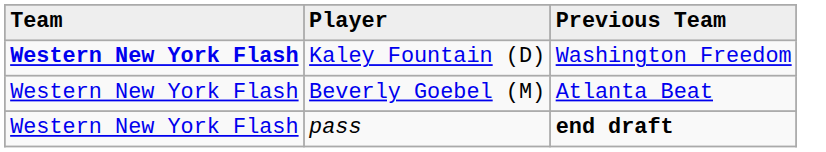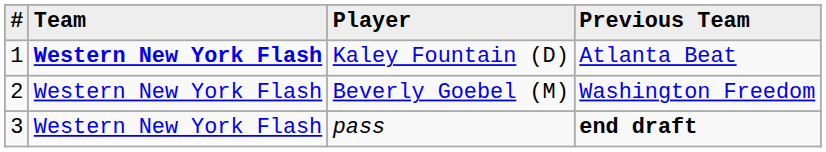+ column: (17, 23)
(674, 58) Washington Freedom -> (658, 58) Atlanta Beat
(634, 93) Atlanta Beat -> (697, 93) Washington Freedom
